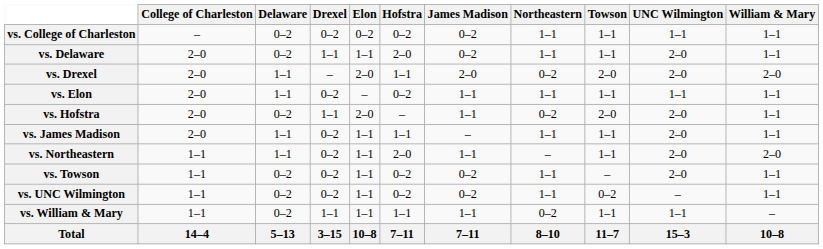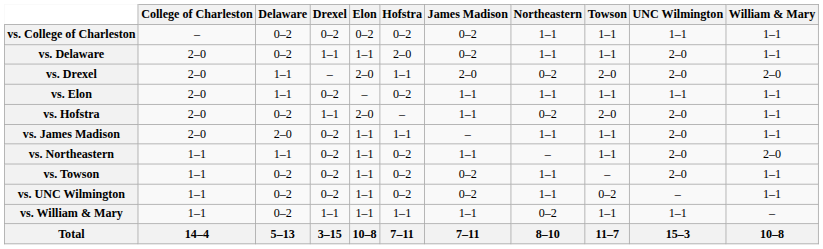(283, 134) 1–1 -> (283, 134) 2–0
(402, 154) 2–0 -> (402, 154) 0–2
